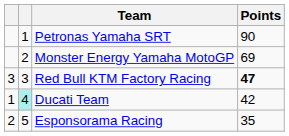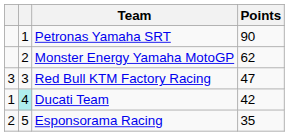(248, 58) 69 -> (248, 58) 62
(248, 79) bold -> (248, 79) normal
